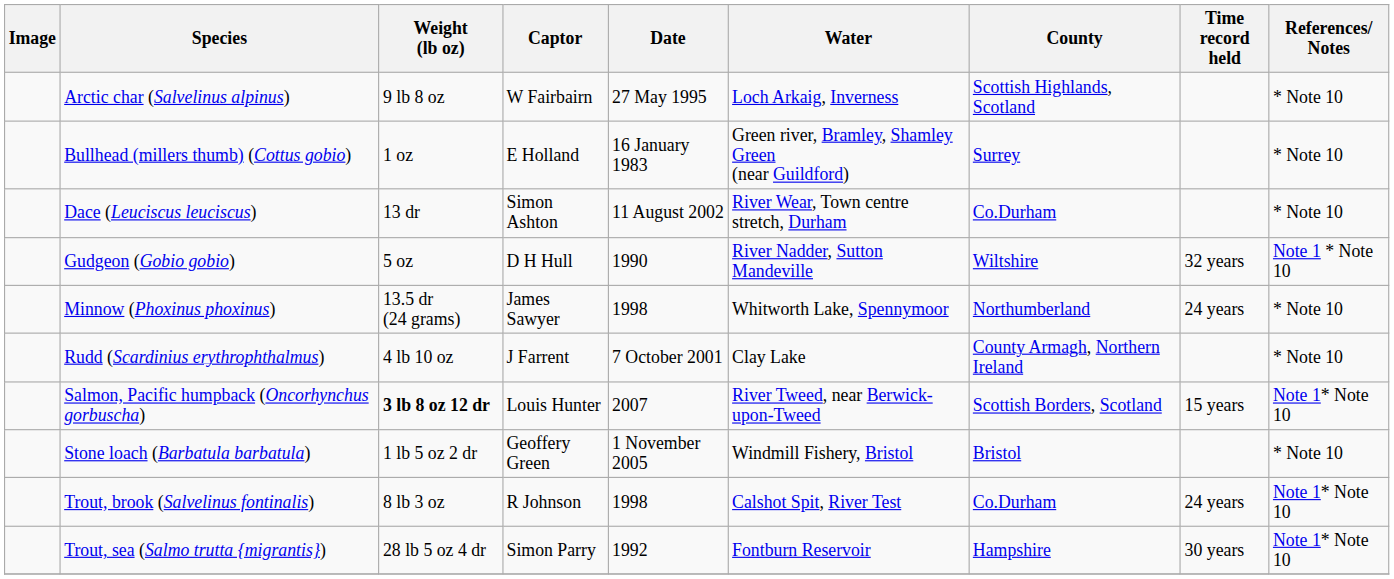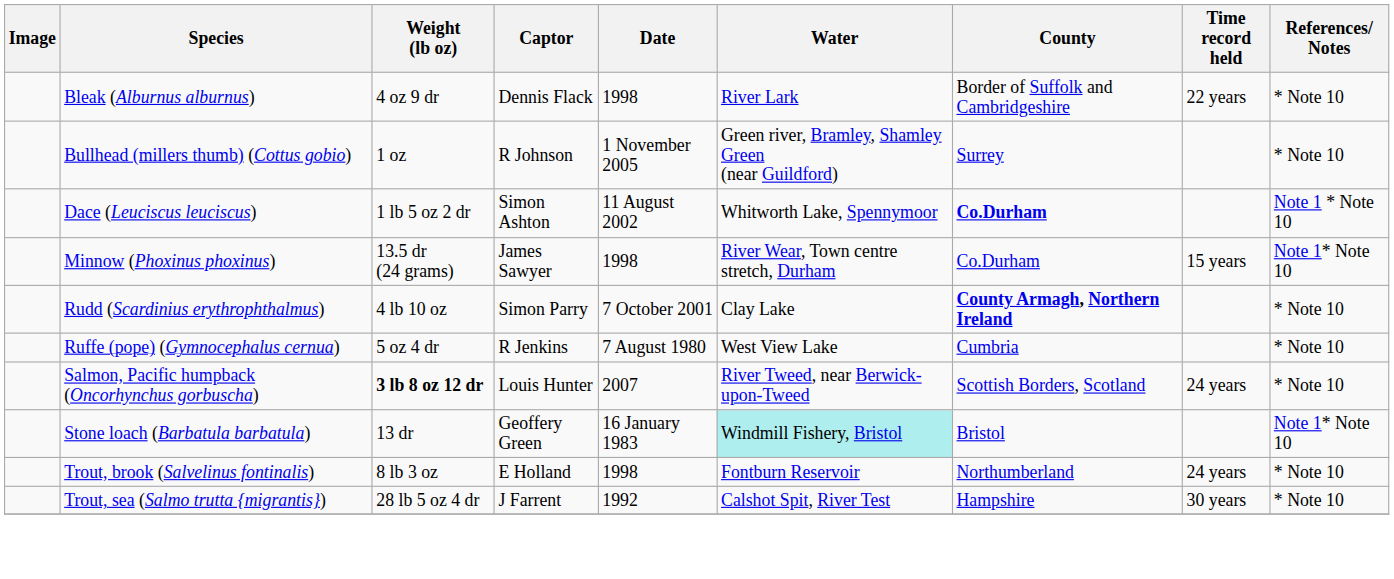- row: (177, 96)
+ row: (159, 96)
(543, 154) E Holland -> (536, 154) R Johnson
(651, 154) 16 January 1983 -> (646, 154) 1 November 2005
(401, 212) 13 dr -> (423, 212) 1 lb 5 oz 2 dr
(820, 212) River Wear, Town centre stretch, Durham -> (829, 212) Whitworth Lake, Spennymoor
(1015, 212) normal -> (1002, 212) bold
(1308, 212) * Note 10 -> (1324, 212) Note 1 * Note 10
- row: (150, 261)
(840, 309) Whitworth Lake, Spennymoor -> (809, 261) River Wear, Town centre stretch, Durham
(1032, 309) Northumberland -> (998, 261) Co.Durham
(1214, 309) 24 years -> (1216, 261) 15 years
(1308, 309) * Note 10 -> (1322, 261) Note 1* Note 10
(538, 357) J Farrent -> (543, 309) Simon Parry
(1066, 357) normal -> (1058, 309) bold
+ row: (202, 347)
(1214, 405) 15 years -> (1216, 385) 24 years
(1321, 405) Note 1* Note 10 -> (1309, 385) * Note 10
(430, 453) 1 lb 5 oz 2 dr -> (395, 433) 13 dr
(656, 453) 1 November 2005 -> (641, 433) 16 January 1983
(823, 453) no background -> (812, 433) paleturquoise background
(1308, 453) * Note 10 -> (1322, 433) Note 1* Note 10
(544, 501) R Johnson -> (535, 471) E Holland
(817, 501) Calshot Spit, River Test -> (790, 471) Fontburn Reservoir
(1015, 501) Co.Durham -> (1015, 471) Northumberland
(1321, 501) Note 1* Note 10 -> (1309, 471) * Note 10
(551, 549) Simon Parry -> (530, 500) J Farrent
(801, 549) Fontburn Reservoir -> (806, 500) Calshot Spit, River Test
(1321, 549) Note 1* Note 10 -> (1309, 500) * Note 10
